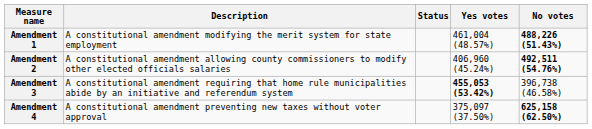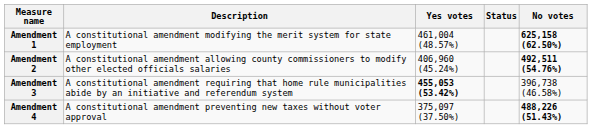columns swapped: (433, 16) <-> (485, 16)
(542, 40) 488,226 (51.43%) -> (542, 40) 625,158 (62.50%)
(542, 112) 625,158 (62.50%) -> (542, 112) 488,226 (51.43%)
